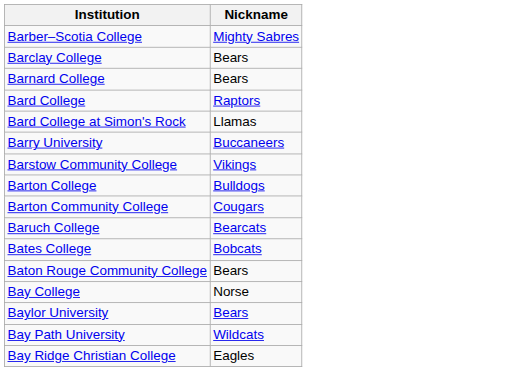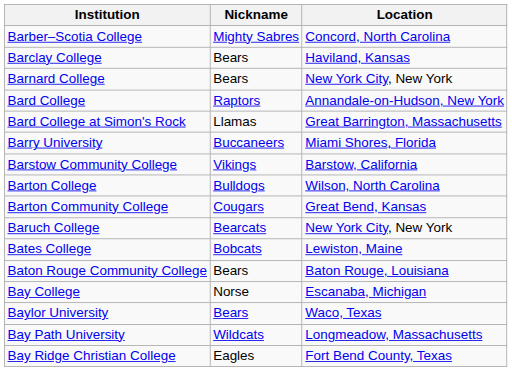+ column: (405, 15)
